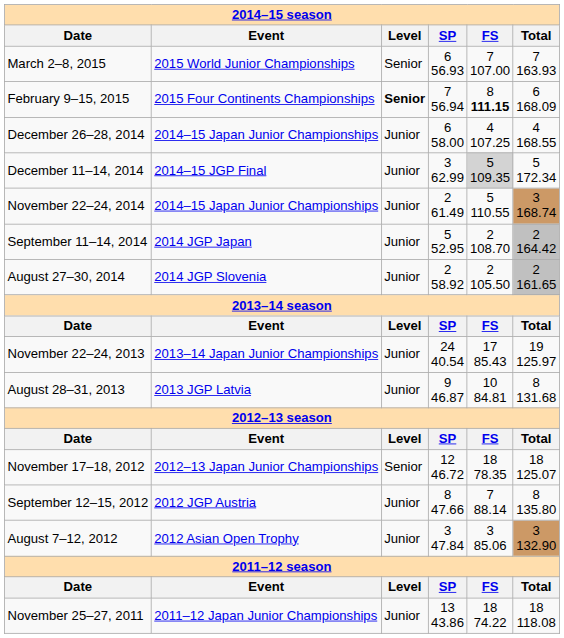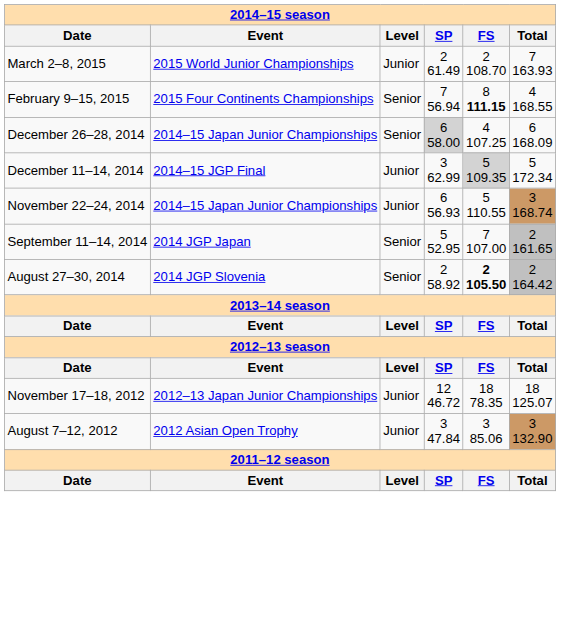(403, 63) Senior -> (401, 63) Junior
(448, 63) 6 56.93 -> (444, 63) 2 61.49
(490, 63) 7 107.00 -> (486, 63) 2 108.70
(405, 99) bold -> (402, 99) normal
(536, 99) 6 168.09 -> (532, 99) 4 168.55
(402, 135) Junior -> (402, 135) Senior
(448, 135) no background -> (444, 135) lightgrey background
(536, 135) 4 168.55 -> (532, 135) 6 168.09
(448, 206) 2 61.49 -> (444, 206) 6 56.93
(402, 241) Junior -> (402, 241) Senior
(490, 241) 2 108.70 -> (486, 241) 7 107.00
(536, 241) 2 164.42 -> (532, 241) 2 161.65
(402, 277) Junior -> (402, 277) Senior
(490, 277) normal -> (486, 277) bold
(536, 277) 2 161.65 -> (532, 277) 2 164.42
- row: (76, 354)
- row: (66, 390)
(403, 467) Senior -> (401, 396) Junior
- row: (78, 502)
- row: (76, 615)
